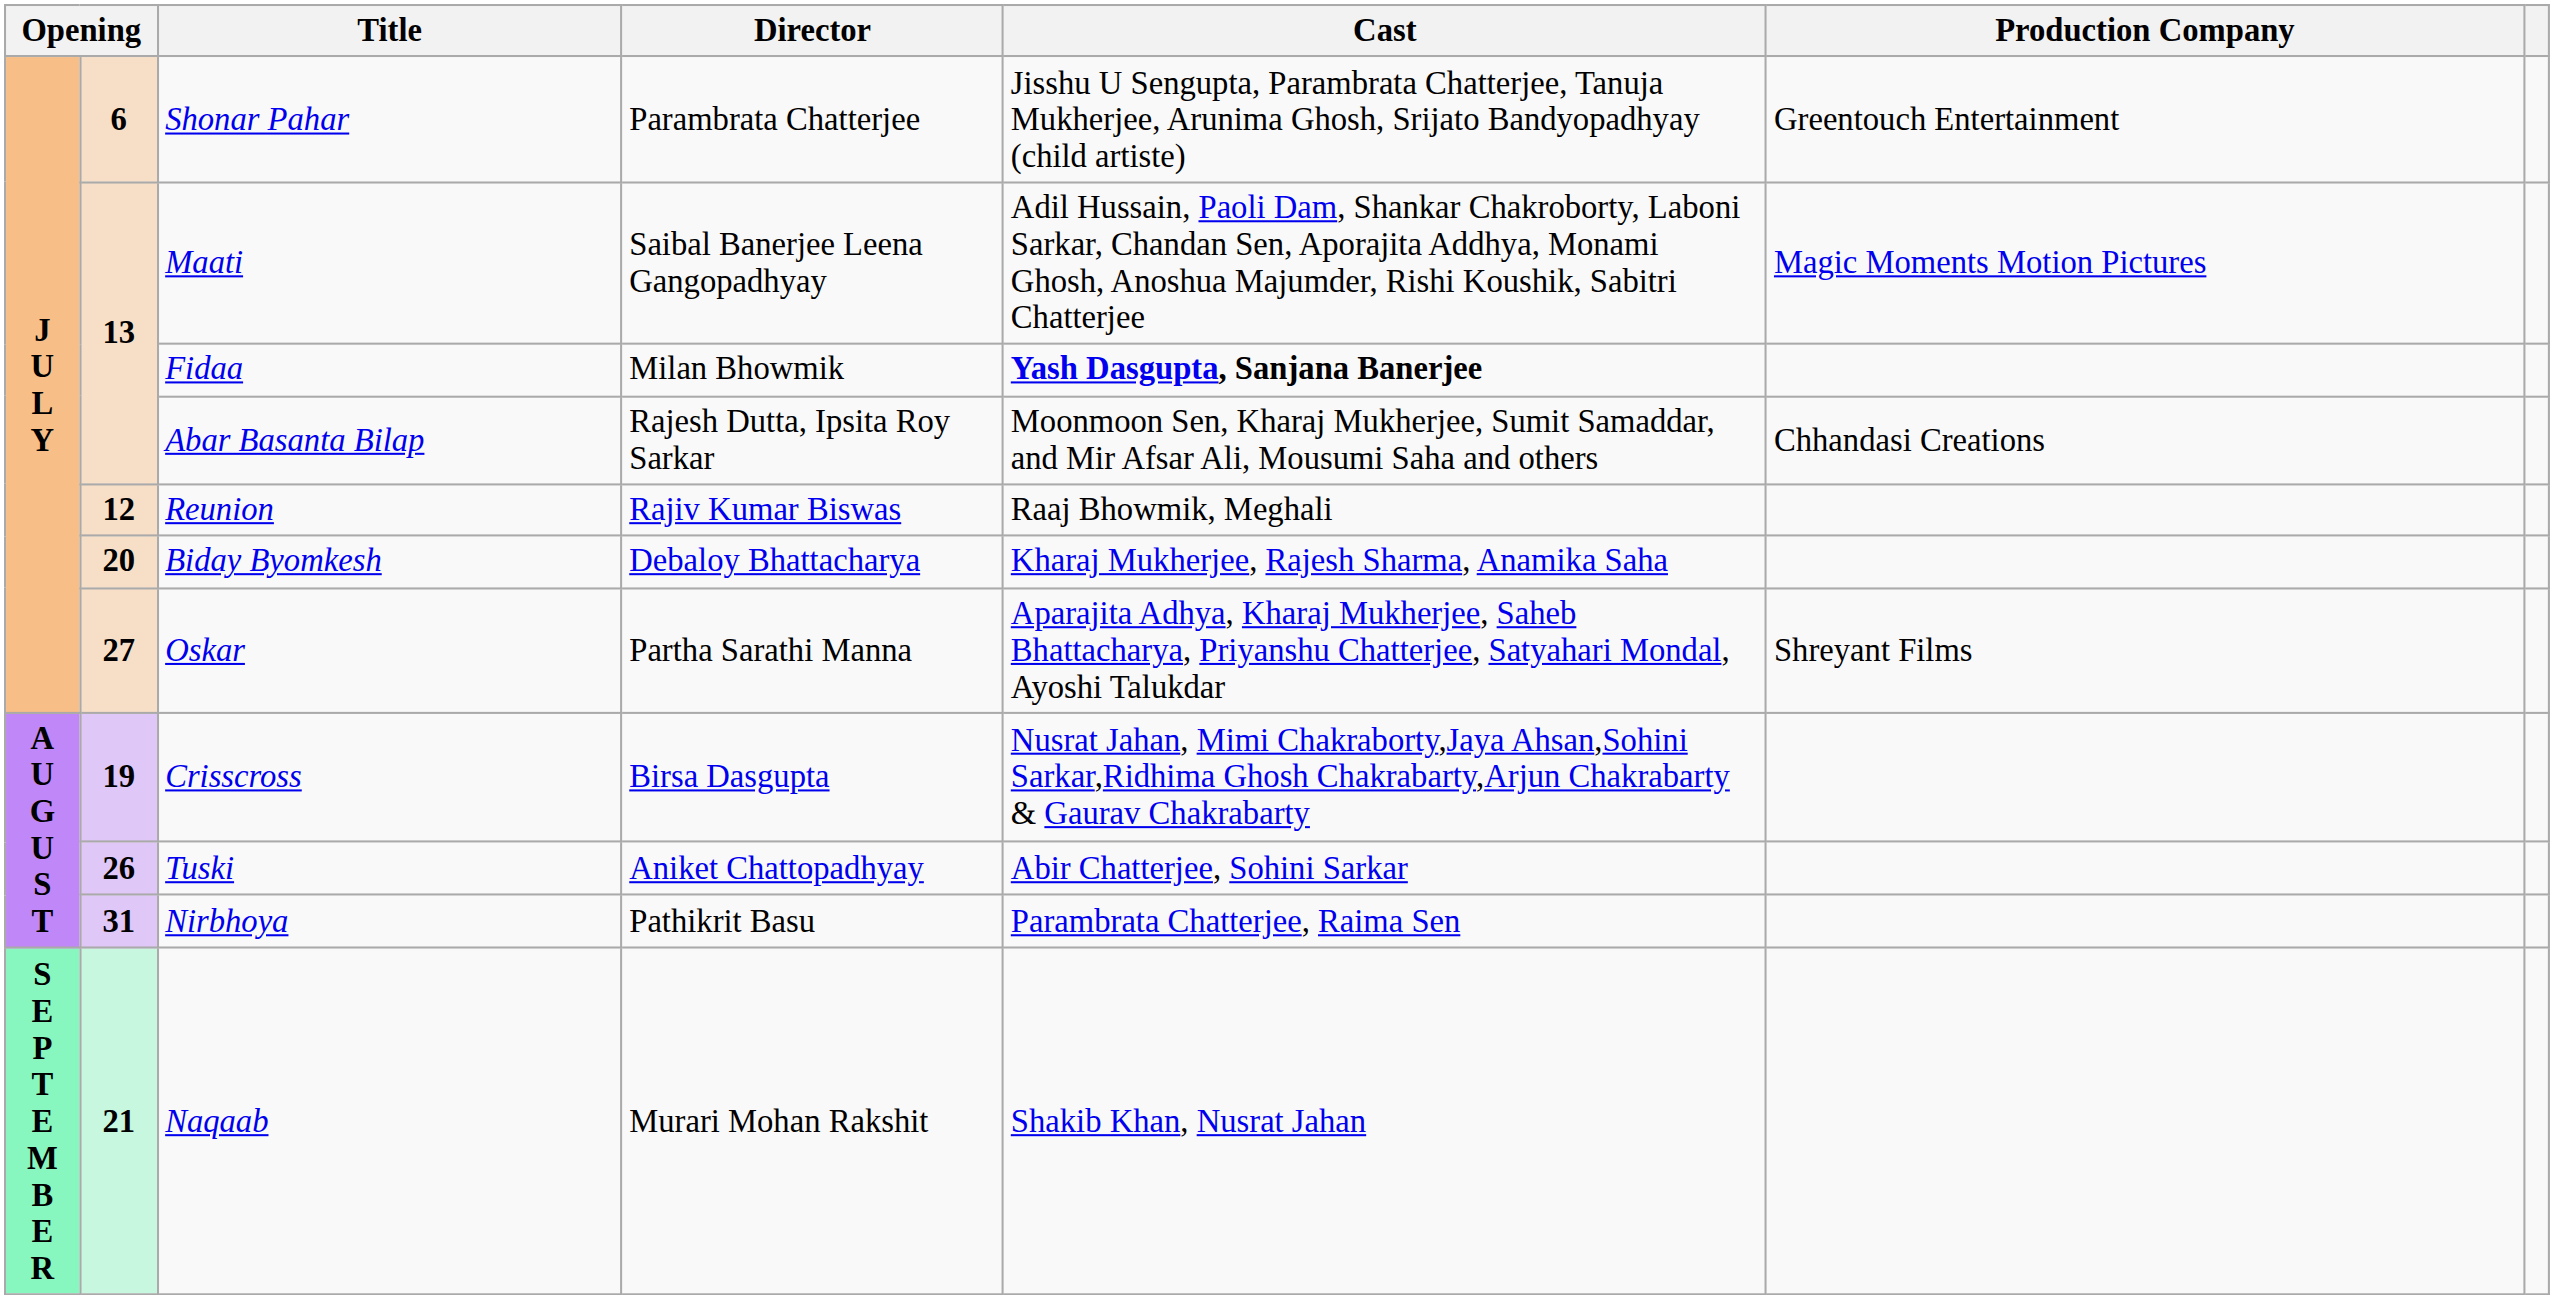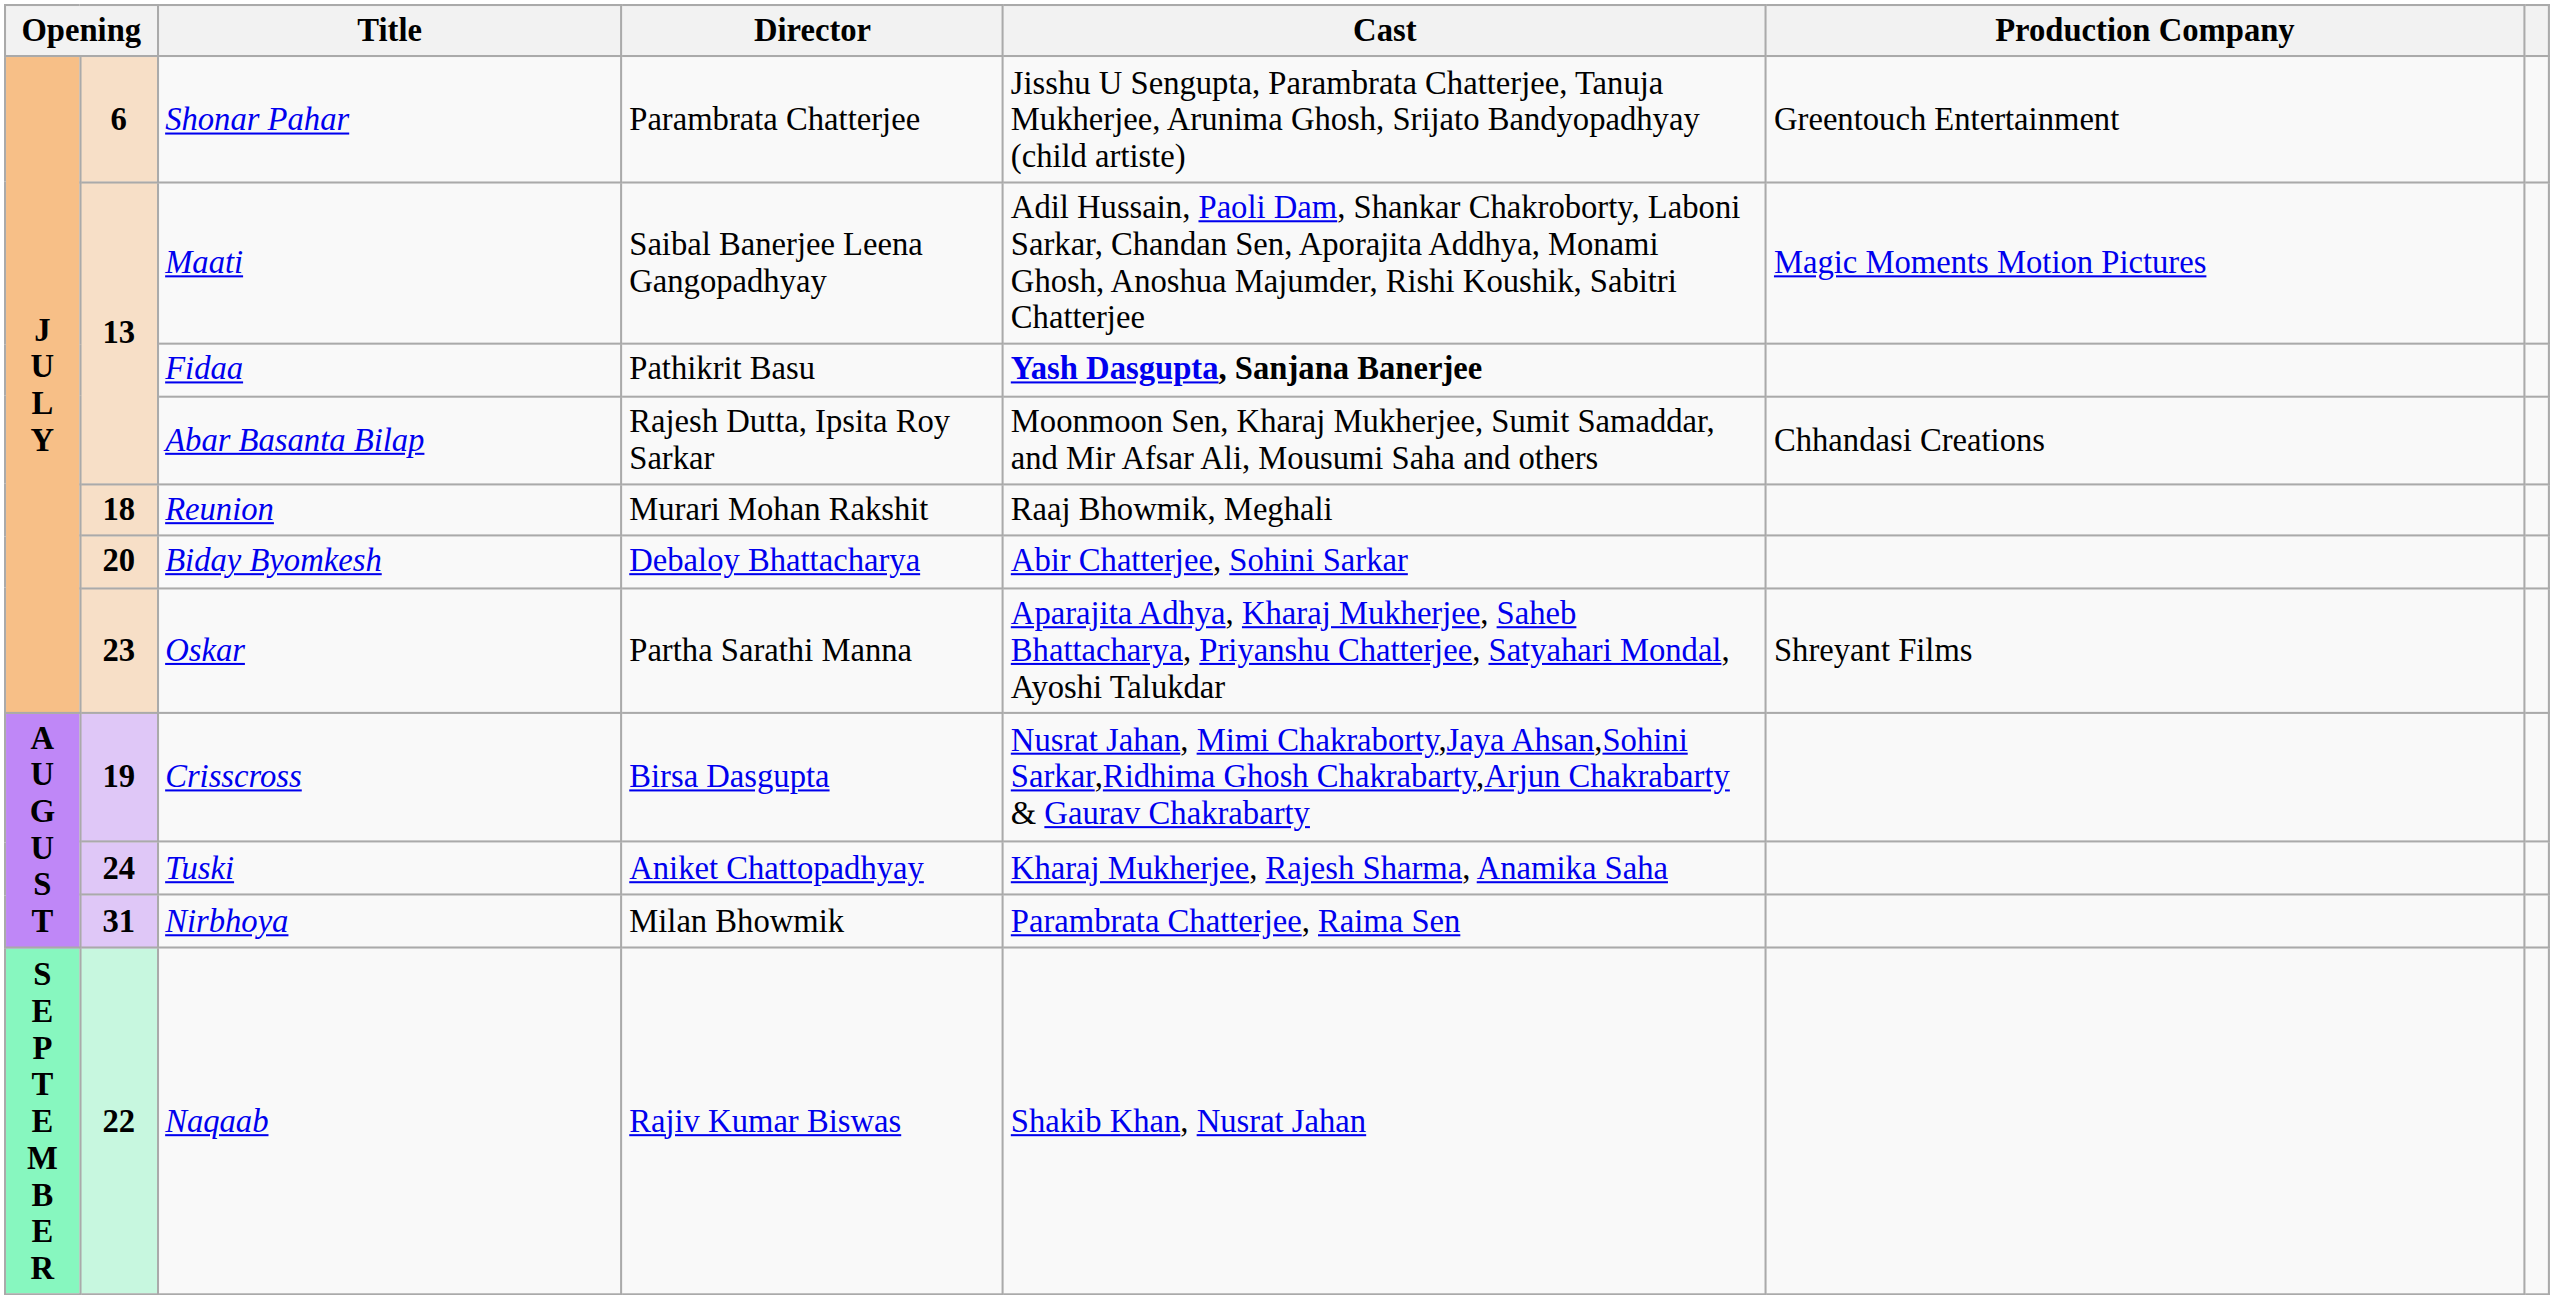(737, 369) Milan Bhowmik -> (722, 369) Pathikrit Basu
(119, 509) 12 -> (119, 509) 18
(765, 509) Rajiv Kumar Biswas -> (779, 509) Murari Mohan Rakshit
(1339, 561) Kharaj Mukherjee, Rajesh Sharma, Anamika Saha -> (1209, 561) Abir Chatterjee, Sohini Sarkar
(119, 649) 27 -> (119, 649) 23
(119, 867) 26 -> (119, 867) 24
(1209, 867) Abir Chatterjee, Sohini Sarkar -> (1339, 867) Kharaj Mukherjee, Rajesh Sharma, Anamika Saha
(722, 921) Pathikrit Basu -> (737, 921) Milan Bhowmik
(119, 1120) 21 -> (119, 1120) 22
(779, 1120) Murari Mohan Rakshit -> (765, 1120) Rajiv Kumar Biswas
